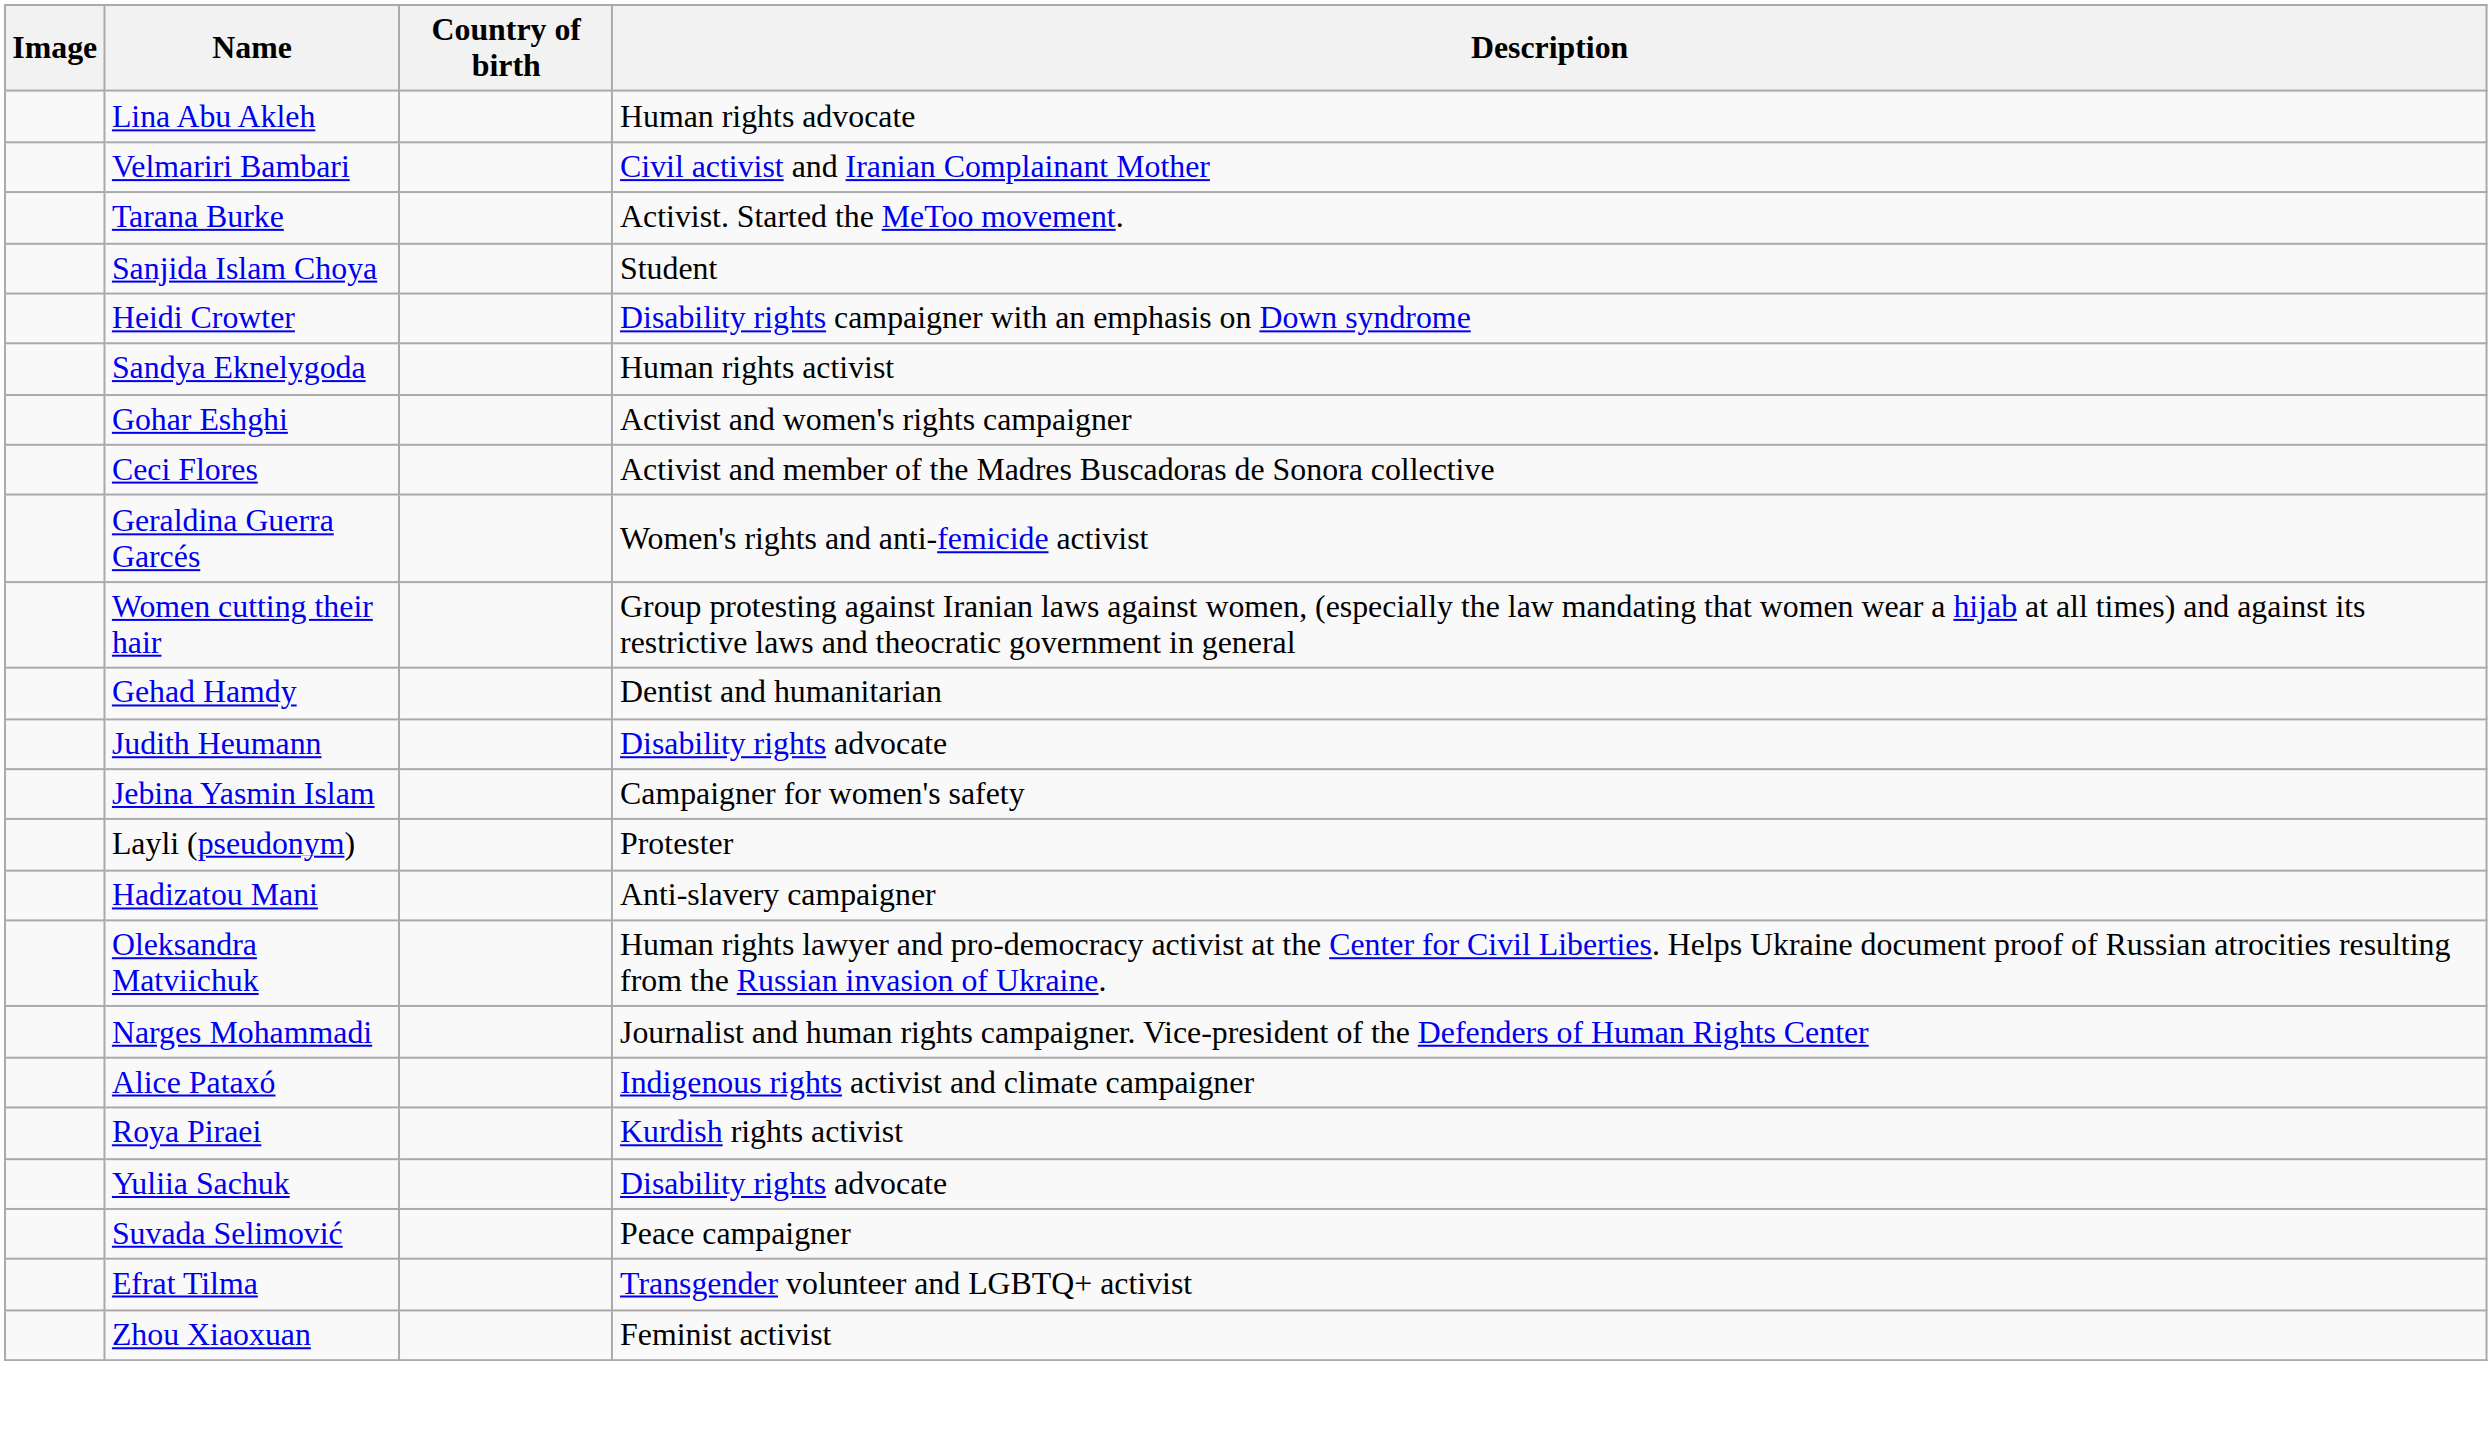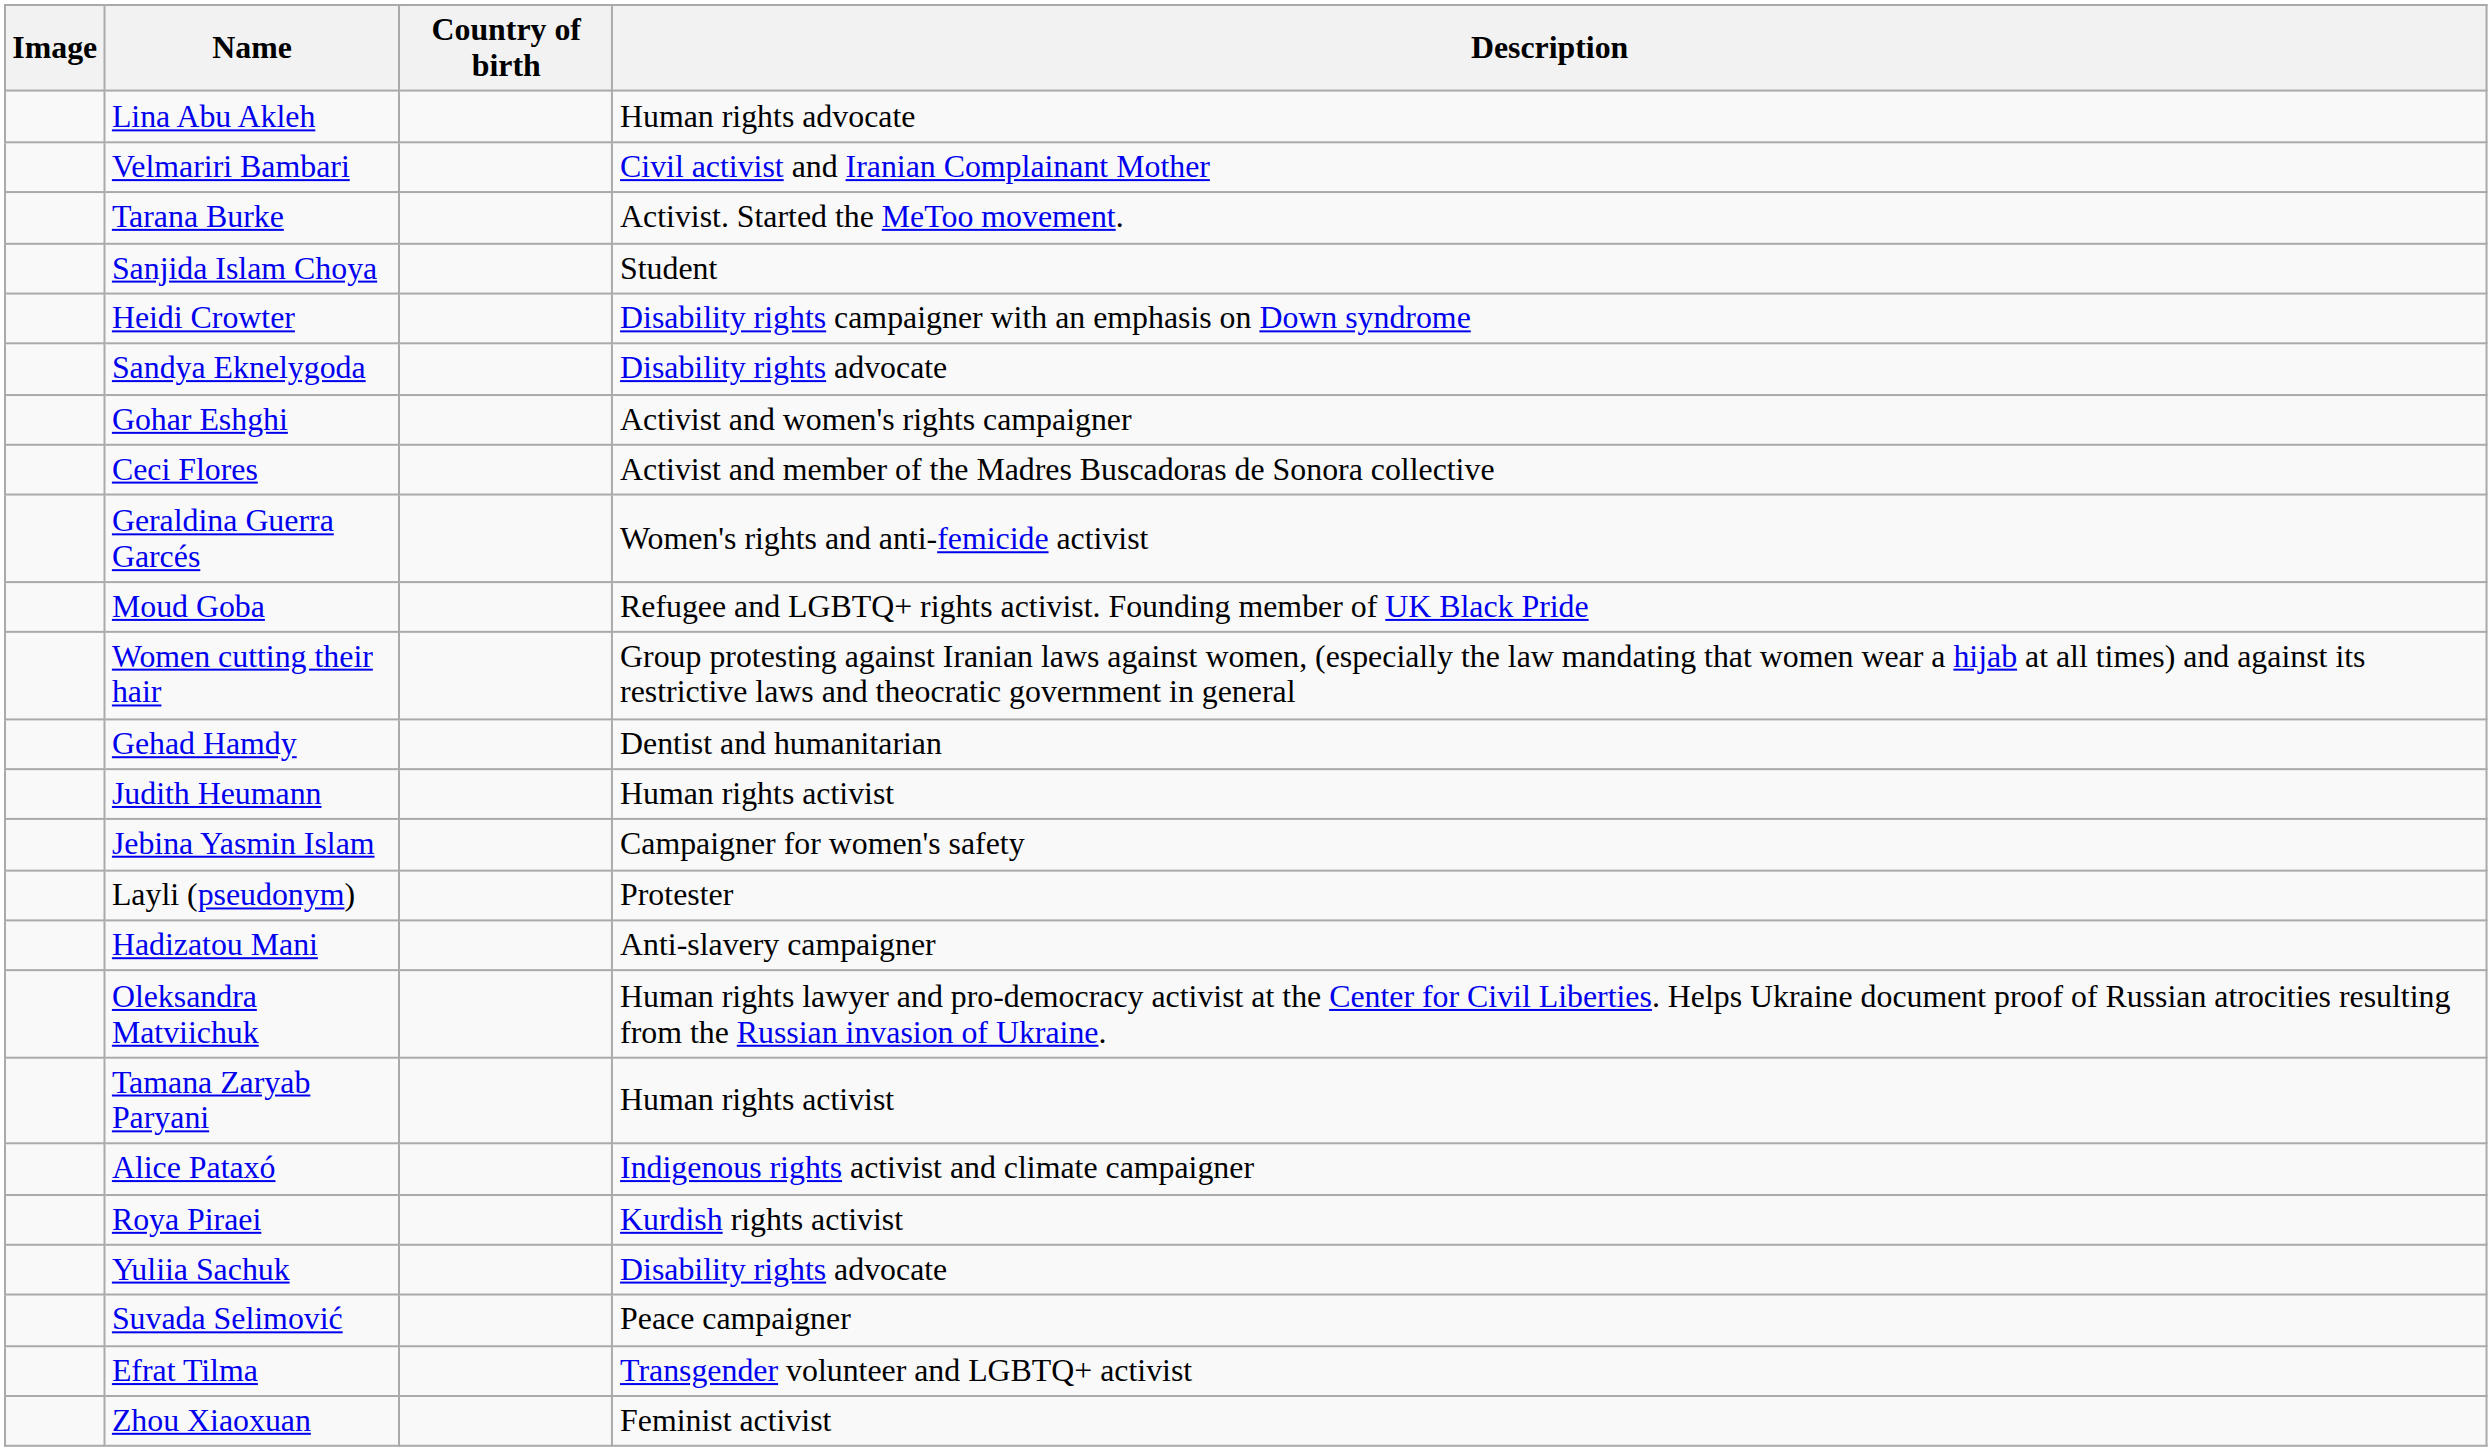(757, 368) Human rights activist -> (784, 368) Disability rights advocate
+ row: (188, 606)
(784, 743) Disability rights advocate -> (757, 793) Human rights activist
- row: (242, 1031)
+ row: (211, 1099)
